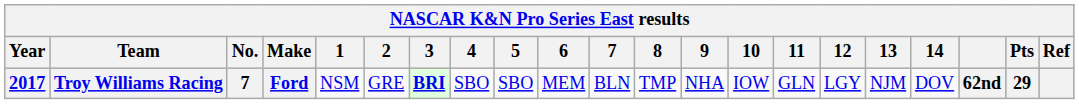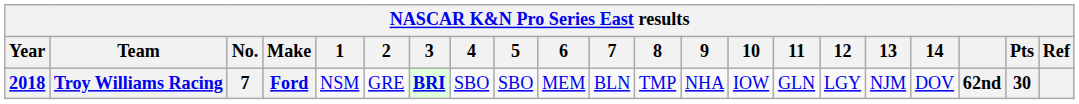(27, 82) 2017 -> (27, 82) 2018
(1022, 82) 29 -> (1022, 82) 30
